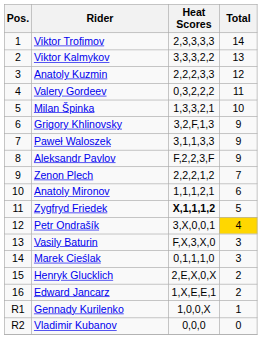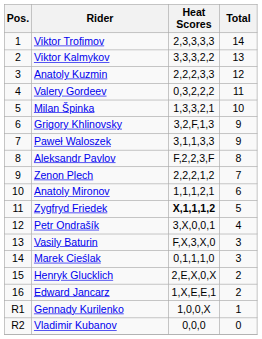(238, 158) 9 -> (238, 158) 8
(238, 225) gold background -> (238, 225) no background
